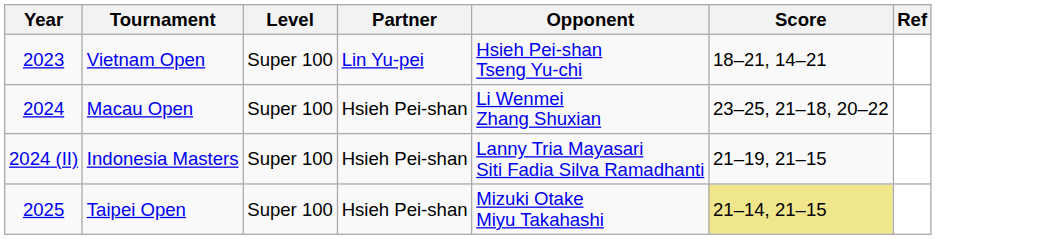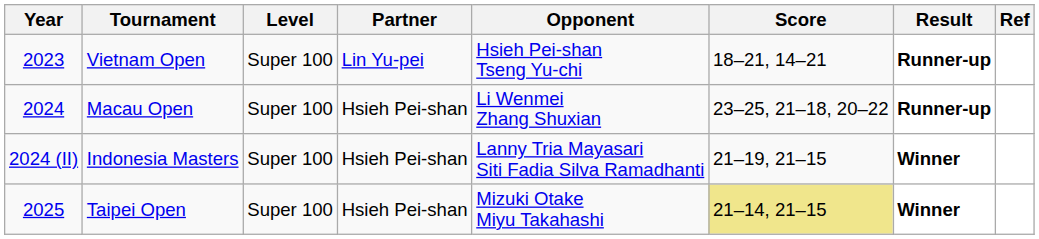+ column: (944, 20)
